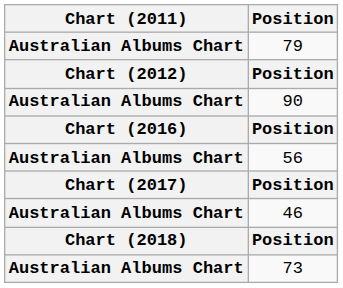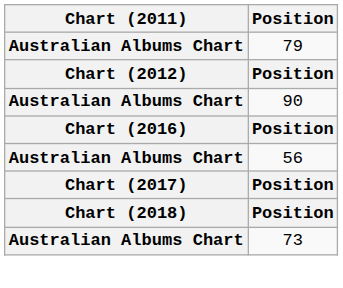- row: (293, 213)
